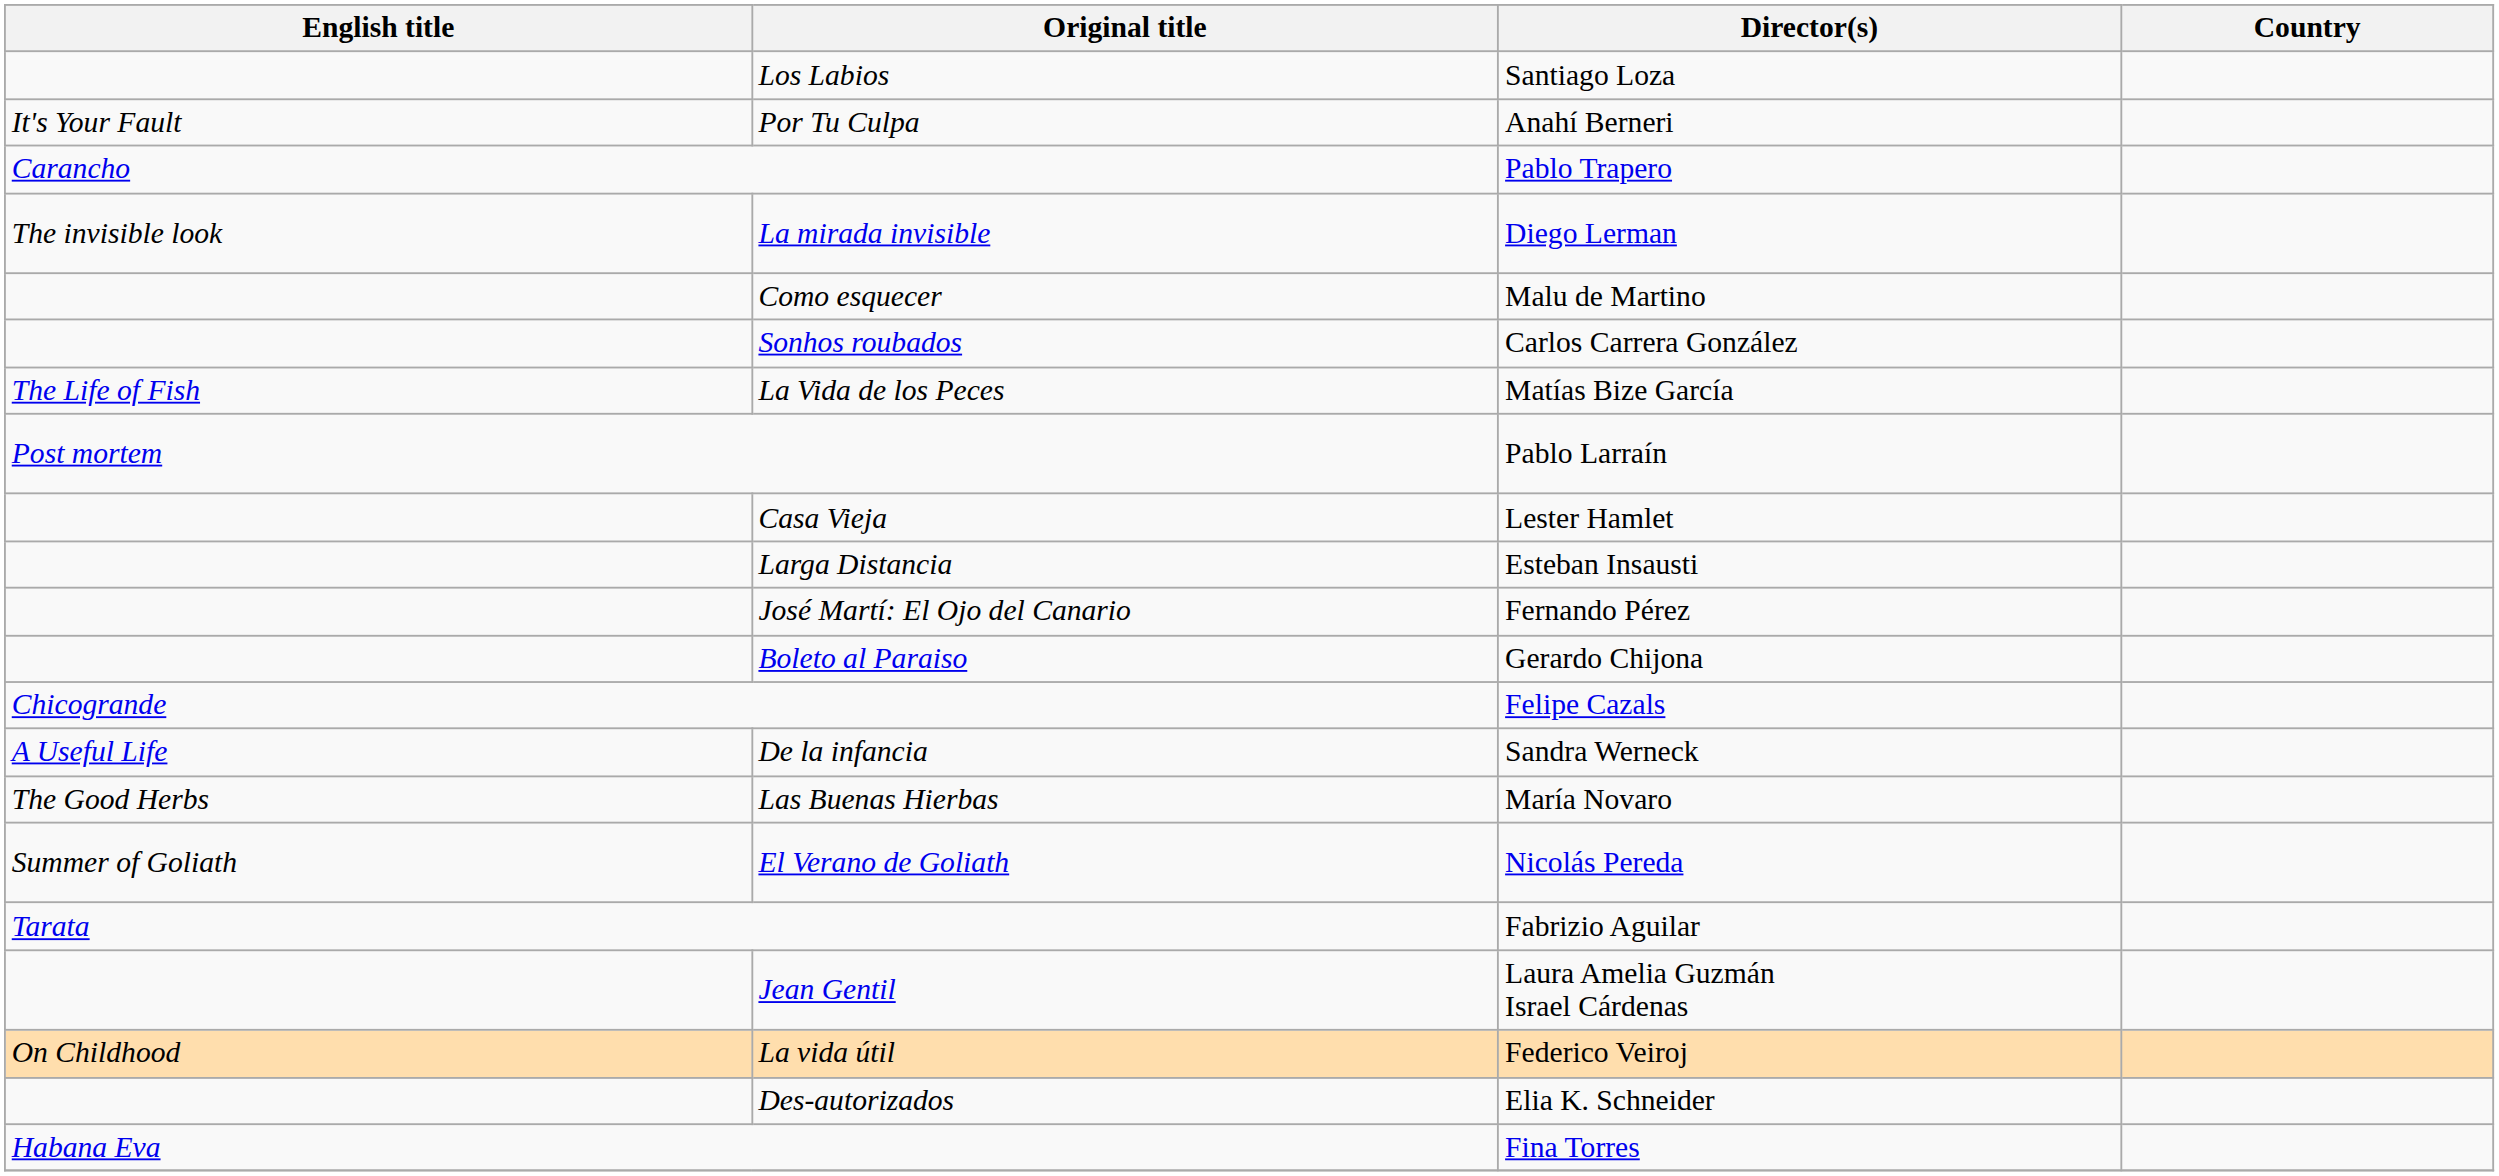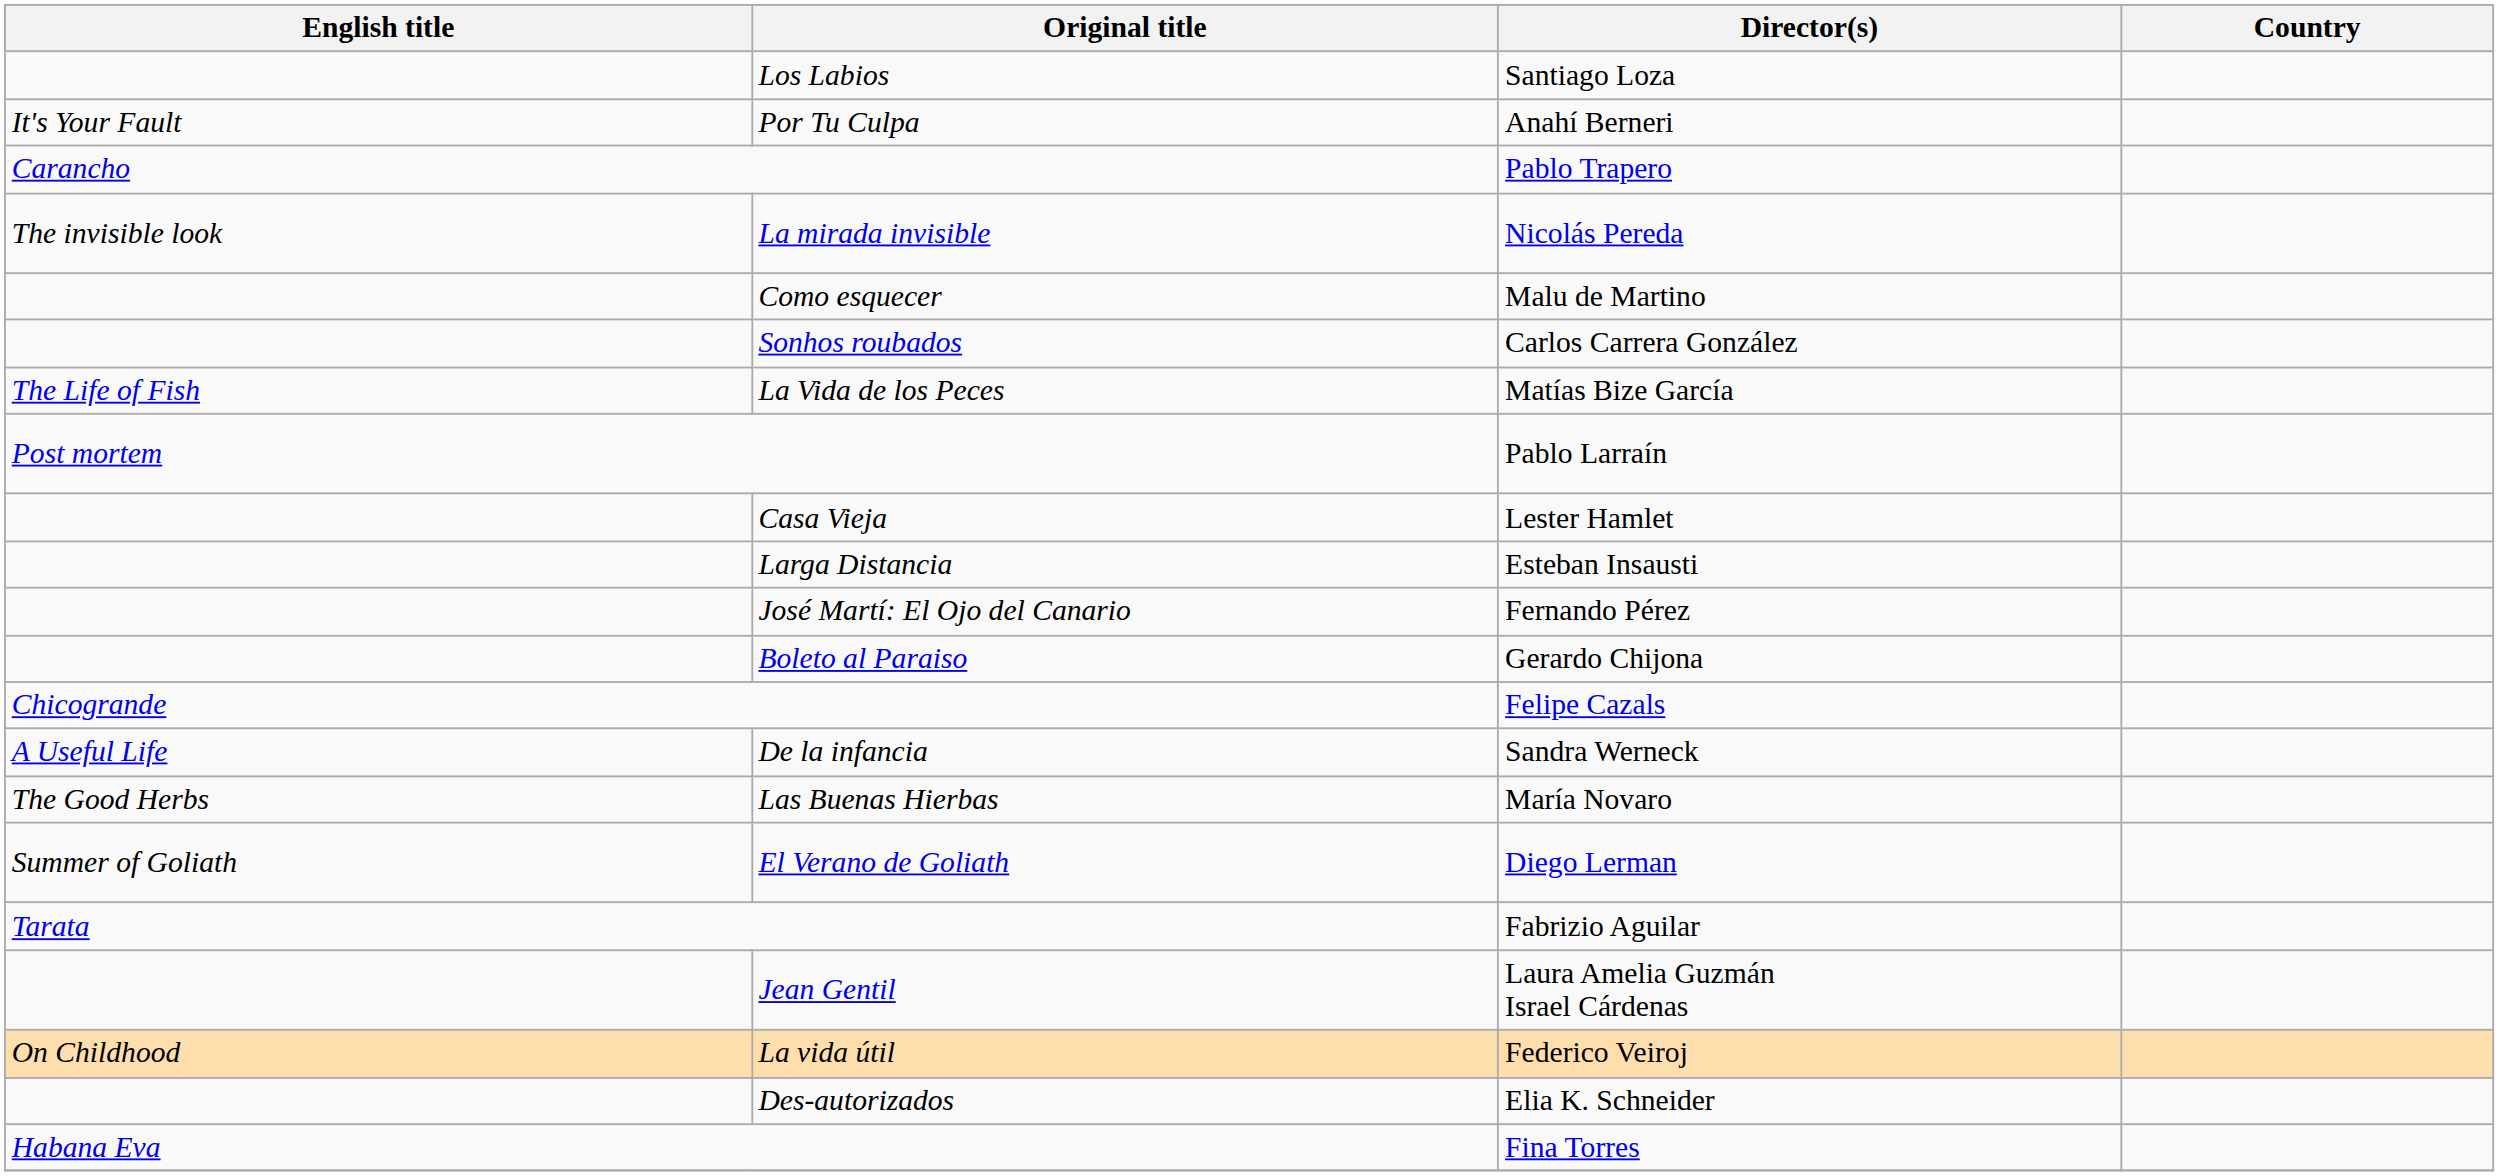(1591, 232) Diego Lerman -> (1594, 232) Nicolás Pereda
(1594, 862) Nicolás Pereda -> (1591, 862) Diego Lerman
